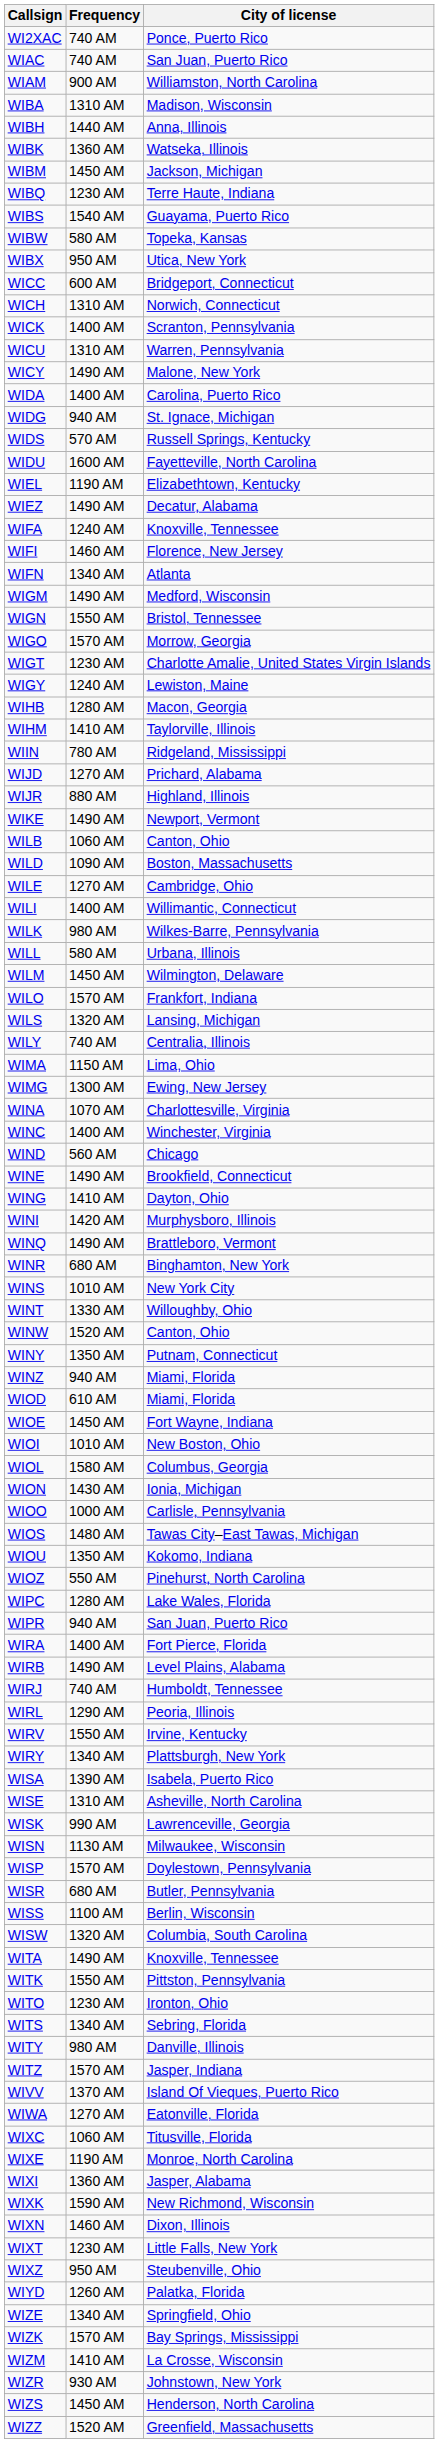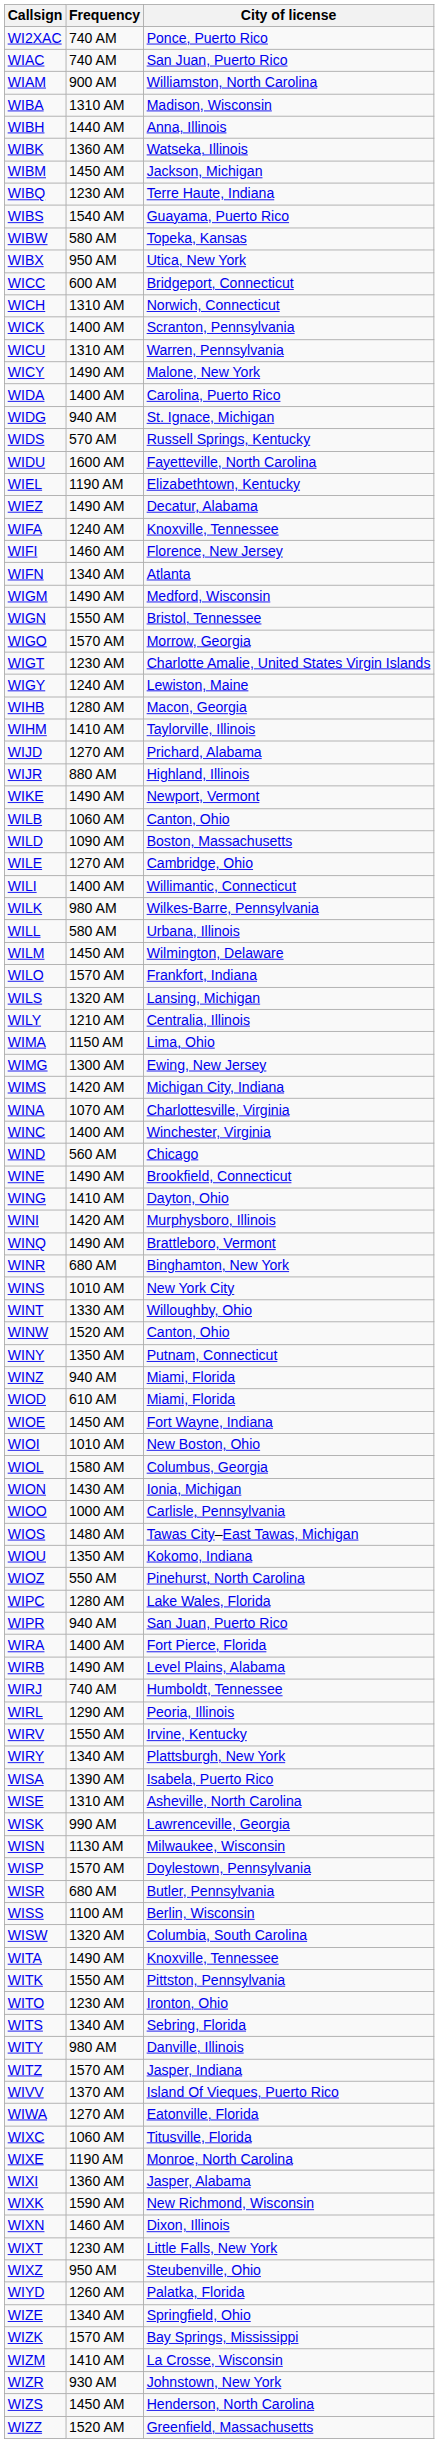- row: (23, 752)
(93, 1042) 740 AM -> (97, 1020) 1210 AM
+ row: (27, 1087)
